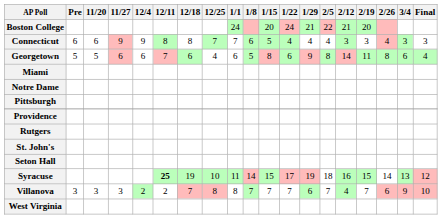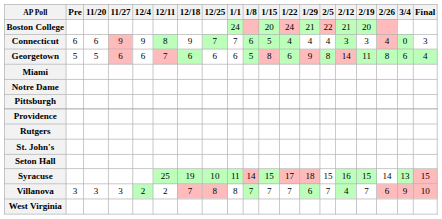(190, 42) 8 -> (190, 42) 9
(405, 42) 3 -> (405, 42) 0
(215, 57) 4 -> (215, 57) 6
(165, 176) bold -> (165, 176) normal
(310, 176) 19 -> (310, 176) 18
(328, 176) 18 -> (328, 176) 15
(425, 176) 12 -> (425, 176) 15
